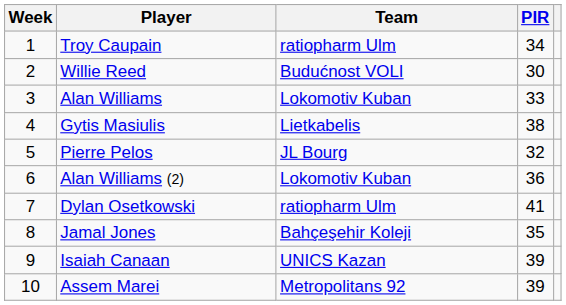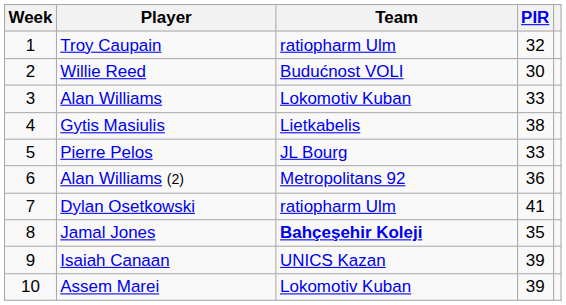(535, 44) 34 -> (535, 44) 32
(535, 152) 32 -> (535, 152) 33
(346, 179) Lokomotiv Kuban -> (343, 179) Metropolitans 92
(346, 233) normal -> (351, 233) bold
(343, 286) Metropolitans 92 -> (346, 286) Lokomotiv Kuban
